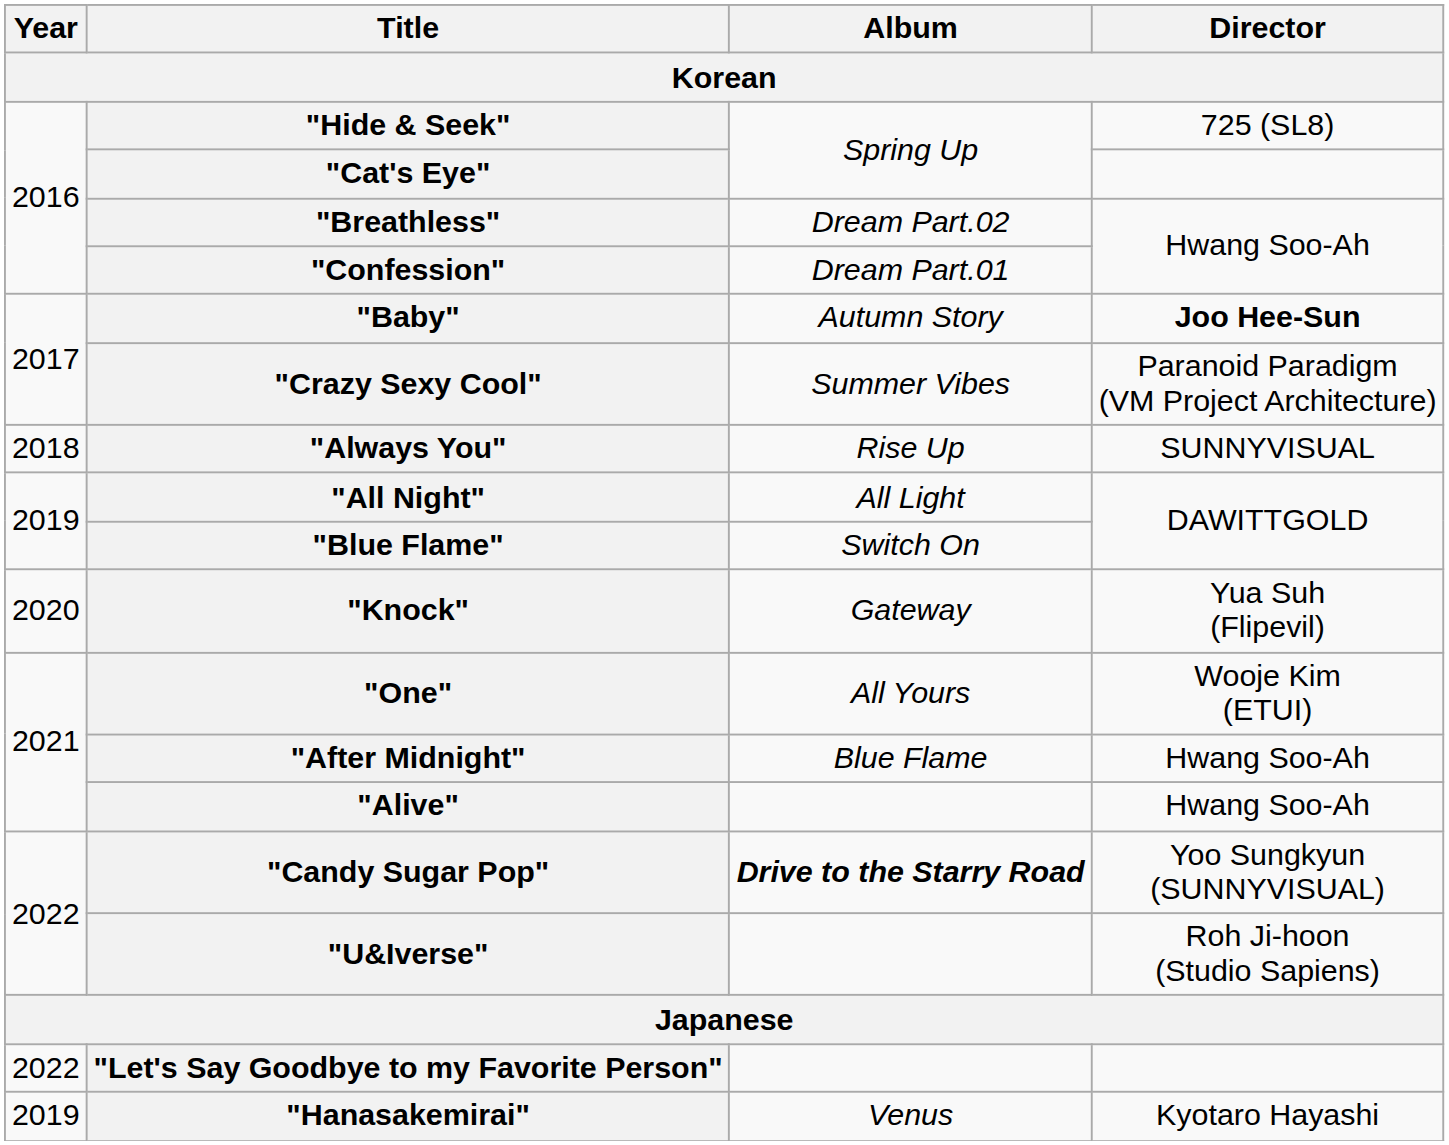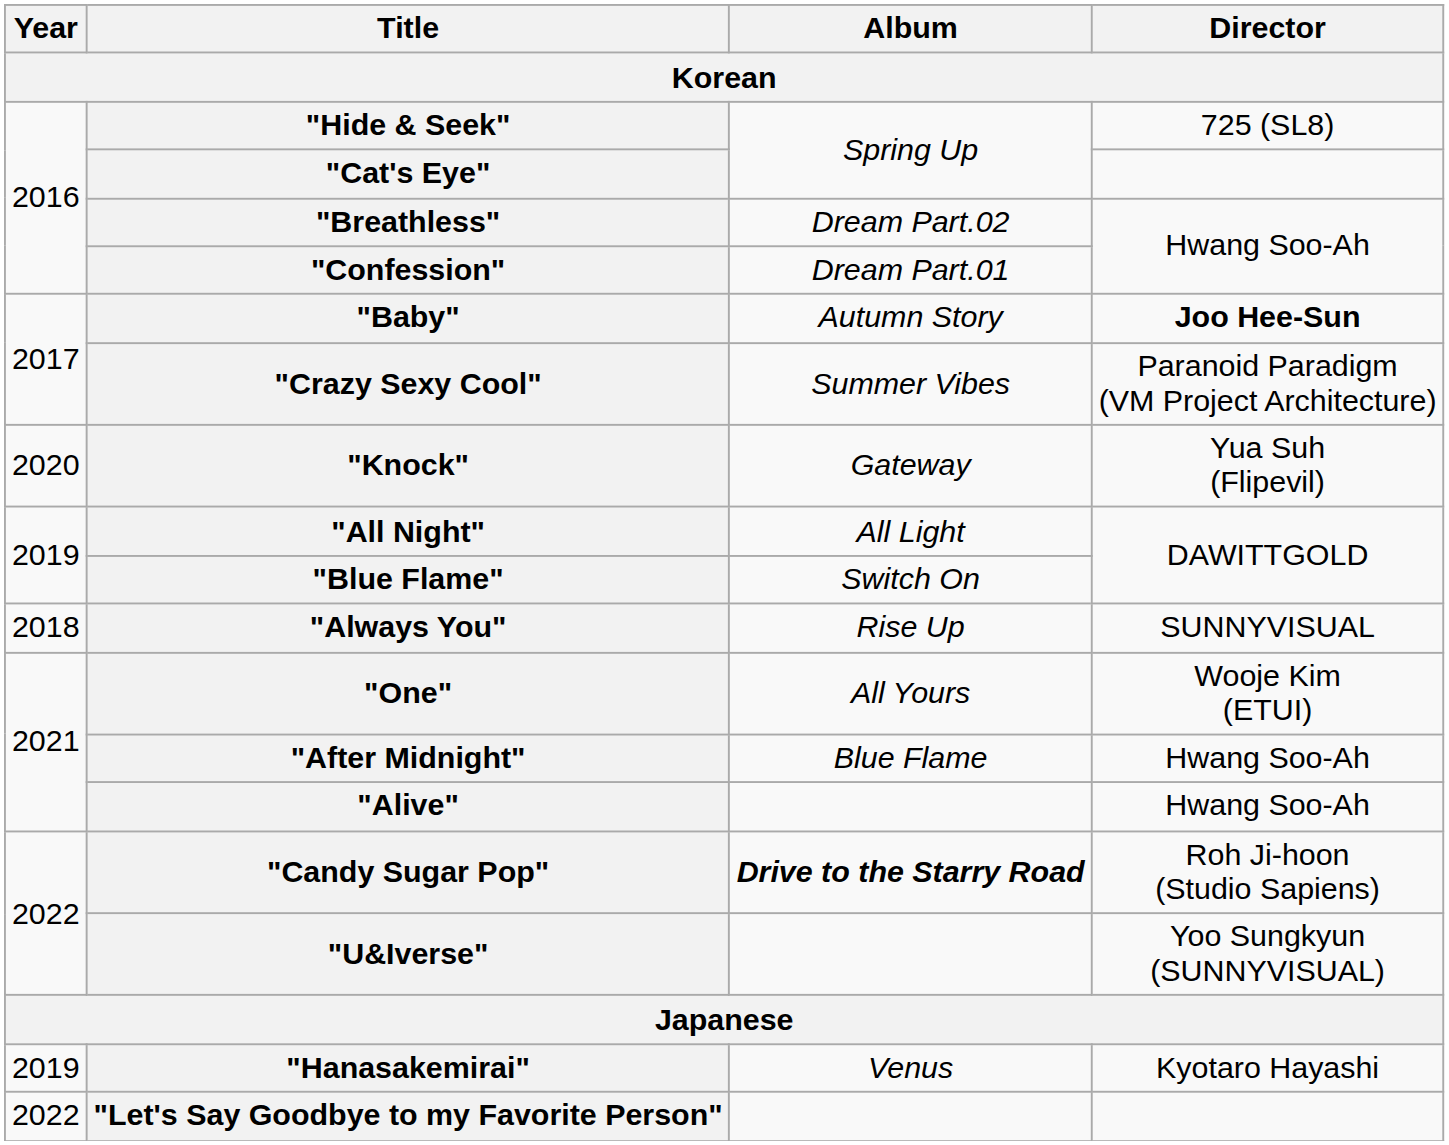rows swapped: (408, 448) <-> (408, 610)
(1268, 871) Yoo Sungkyun (SUNNYVISUAL) -> (1268, 871) Roh Ji-hoon (Studio Sapiens)
(1268, 953) Roh Ji-hoon (Studio Sapiens) -> (1268, 953) Yoo Sungkyun (SUNNYVISUAL)
rows swapped: (408, 1115) <-> (408, 1067)
